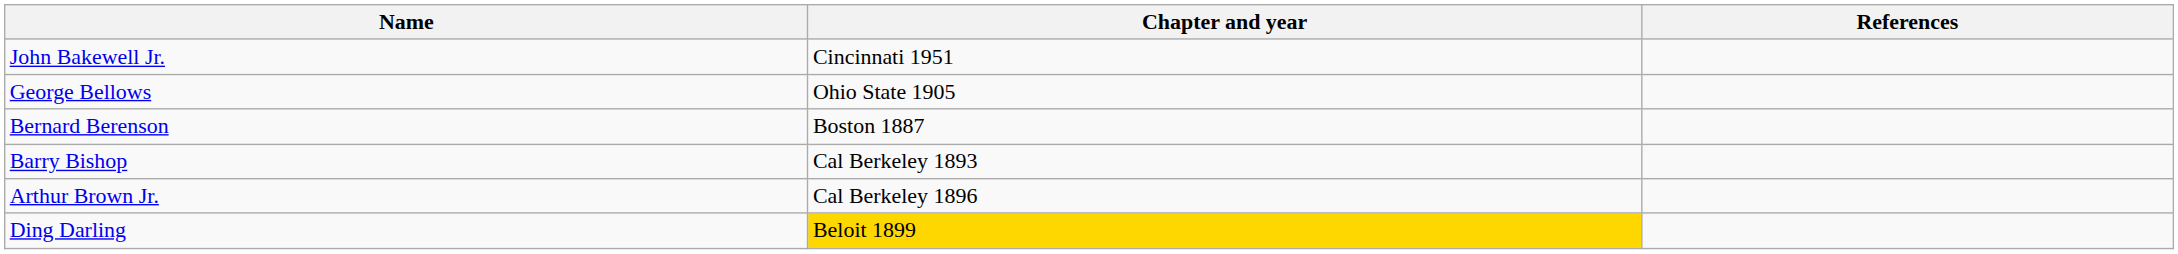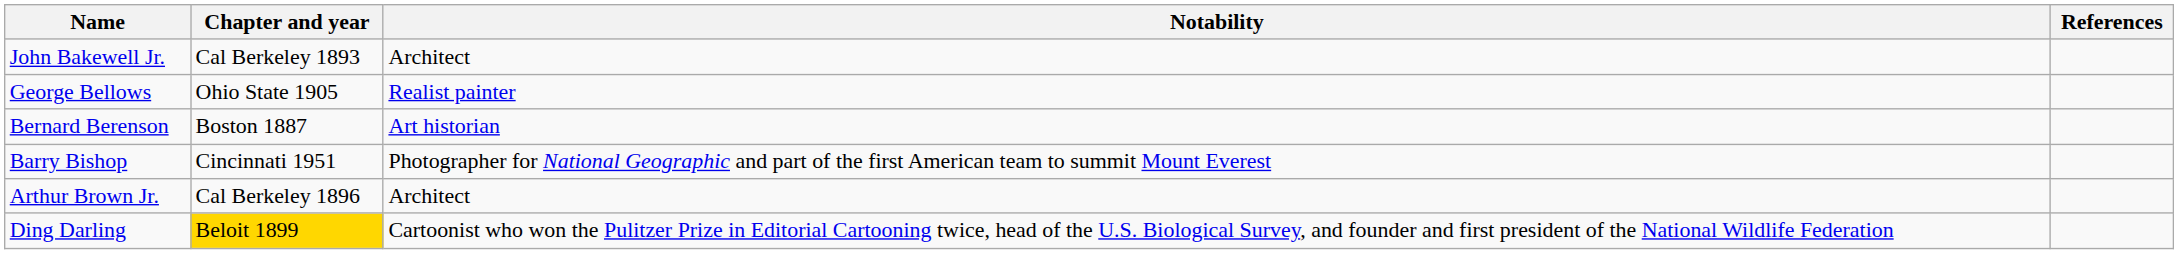+ column: (1217, 21)
(883, 56) Cincinnati 1951 -> (278, 56) Cal Berkeley 1893
(895, 160) Cal Berkeley 1893 -> (266, 160) Cincinnati 1951
